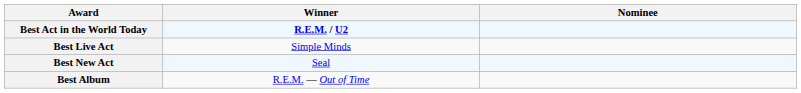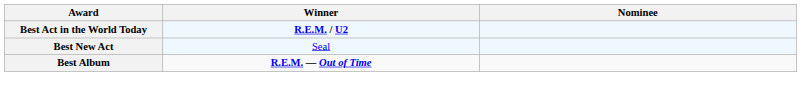- row: (84, 46)
(321, 79) normal -> (321, 63) bold
